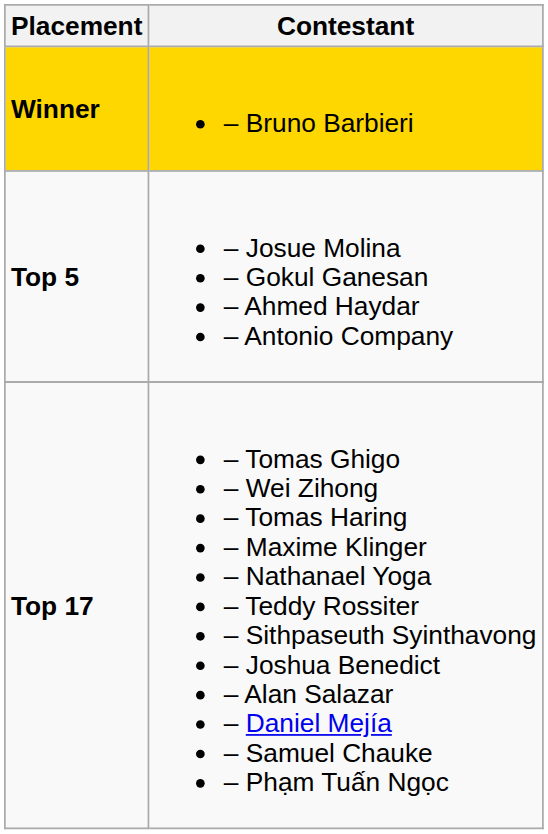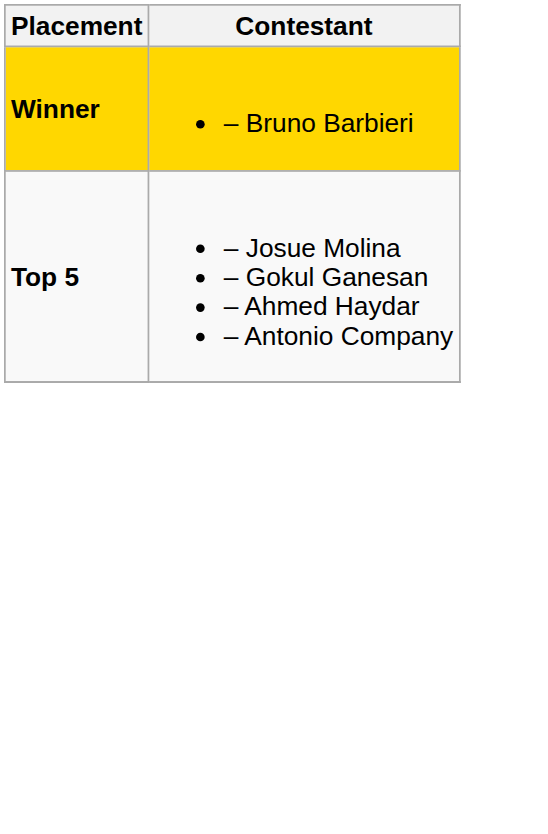- row: (52, 606)
